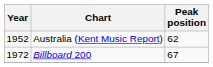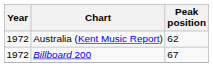(18, 39) 1952 -> (18, 39) 1972
